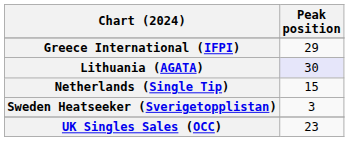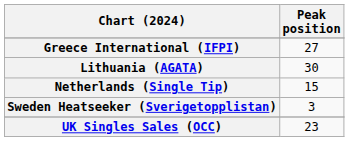(312, 48) 29 -> (312, 48) 27
(312, 68) lavender background -> (312, 68) no background
